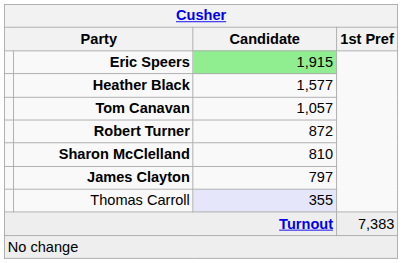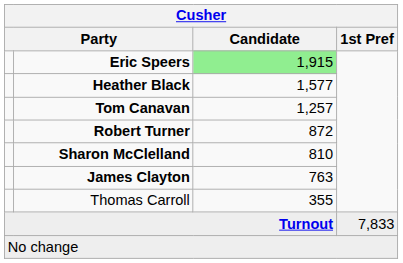(315, 108) 1,057 -> (315, 108) 1,257
(321, 177) 797 -> (321, 177) 763
(321, 200) lavender background -> (321, 200) no background
(376, 223) 7,383 -> (376, 223) 7,833
